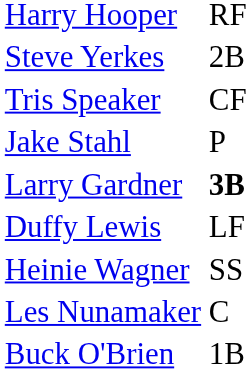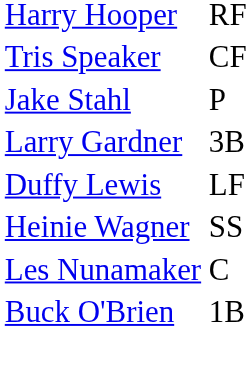- row: (85, 57)
(227, 184) bold -> (227, 142) normal
